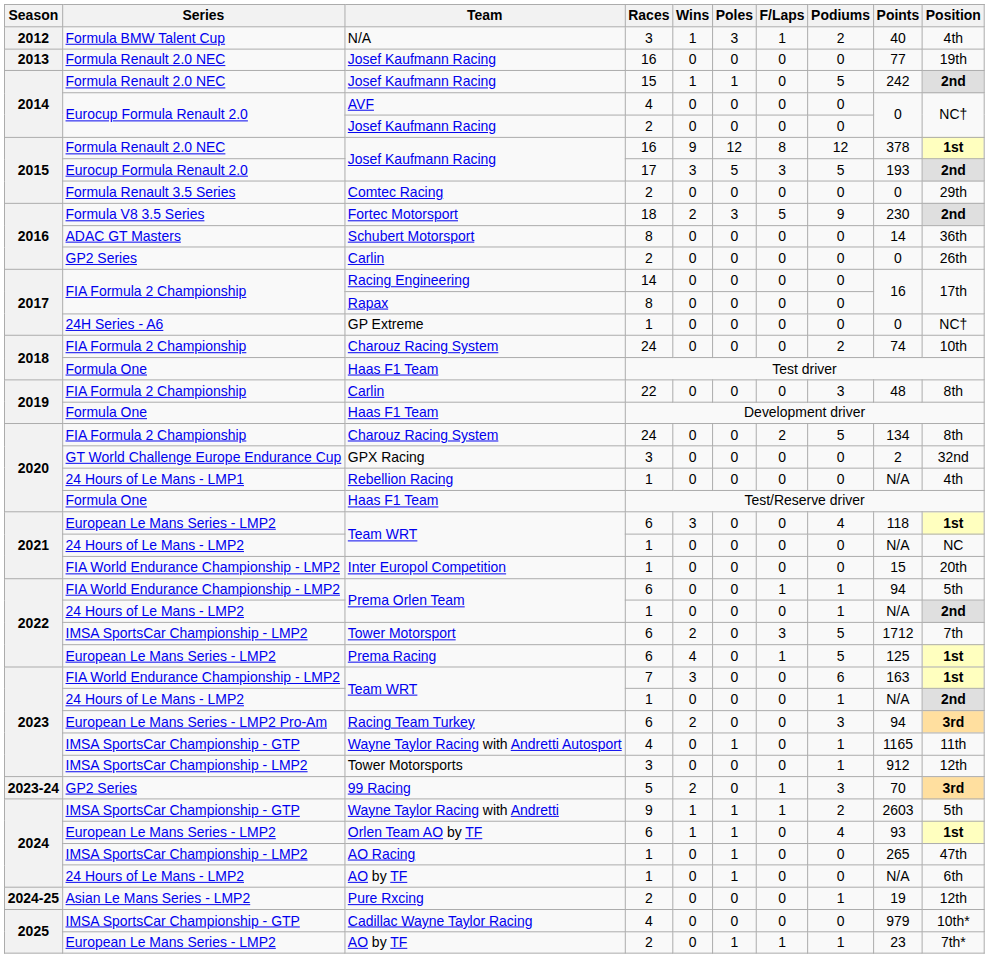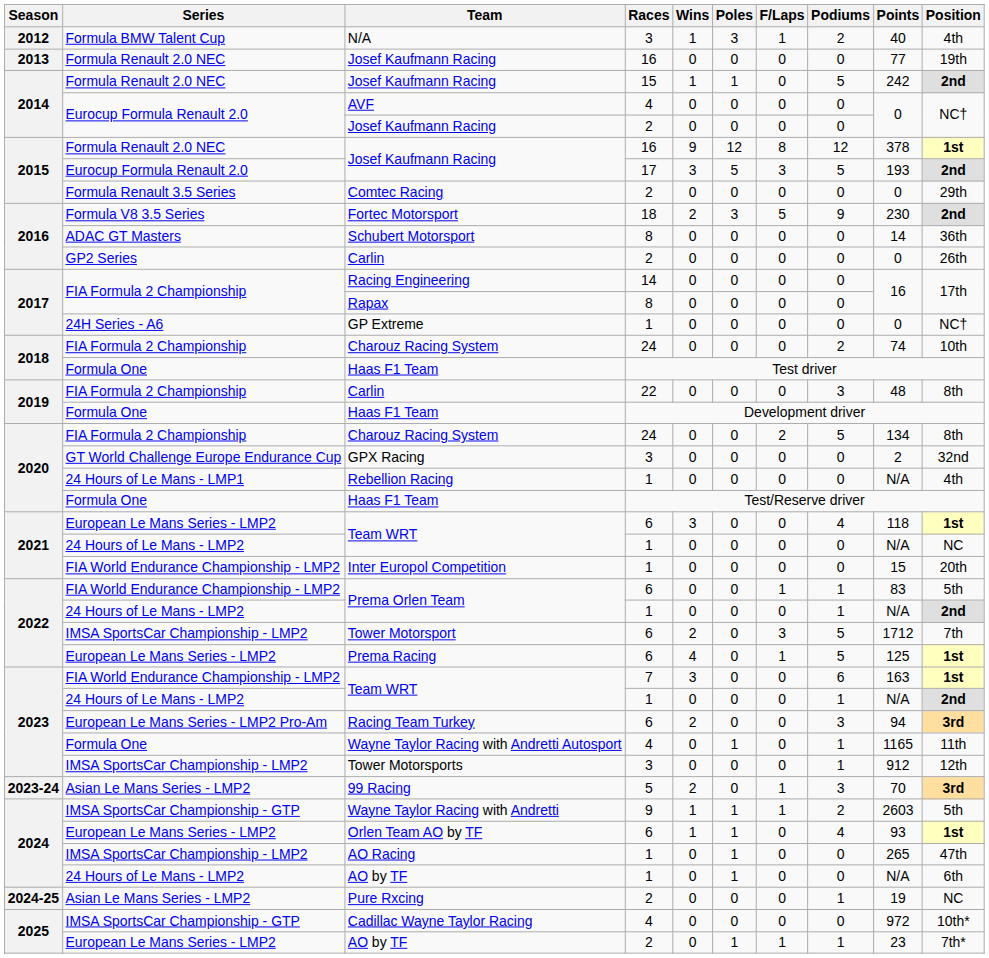(898, 590) 94 -> (898, 590) 83
(183, 744) IMSA SportsCar Championship - GTP -> (106, 744) Formula One
(101, 788) GP2 Series -> (158, 788) Asian Le Mans Series - LMP2
(953, 899) 12th -> (953, 899) NC
(898, 921) 979 -> (898, 921) 972
